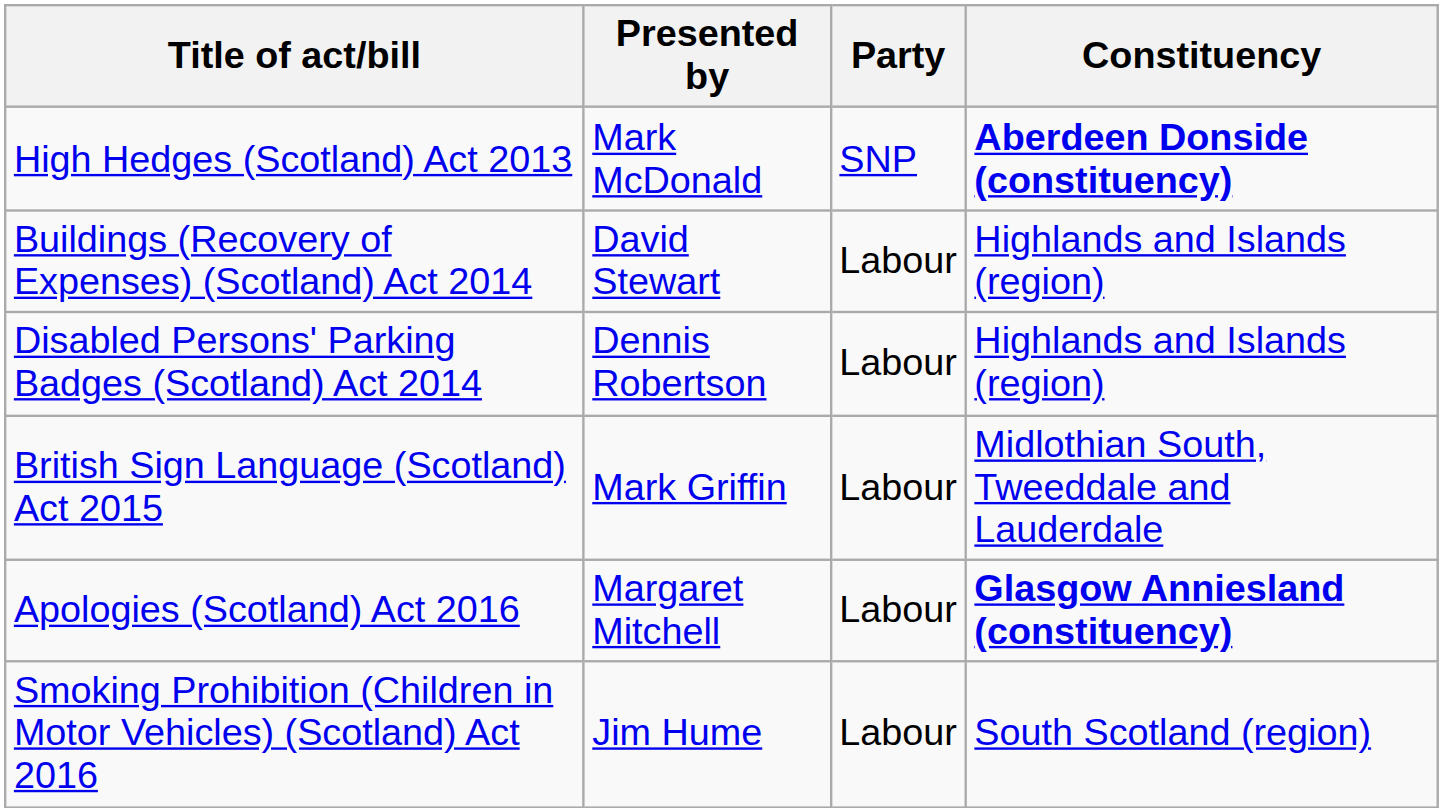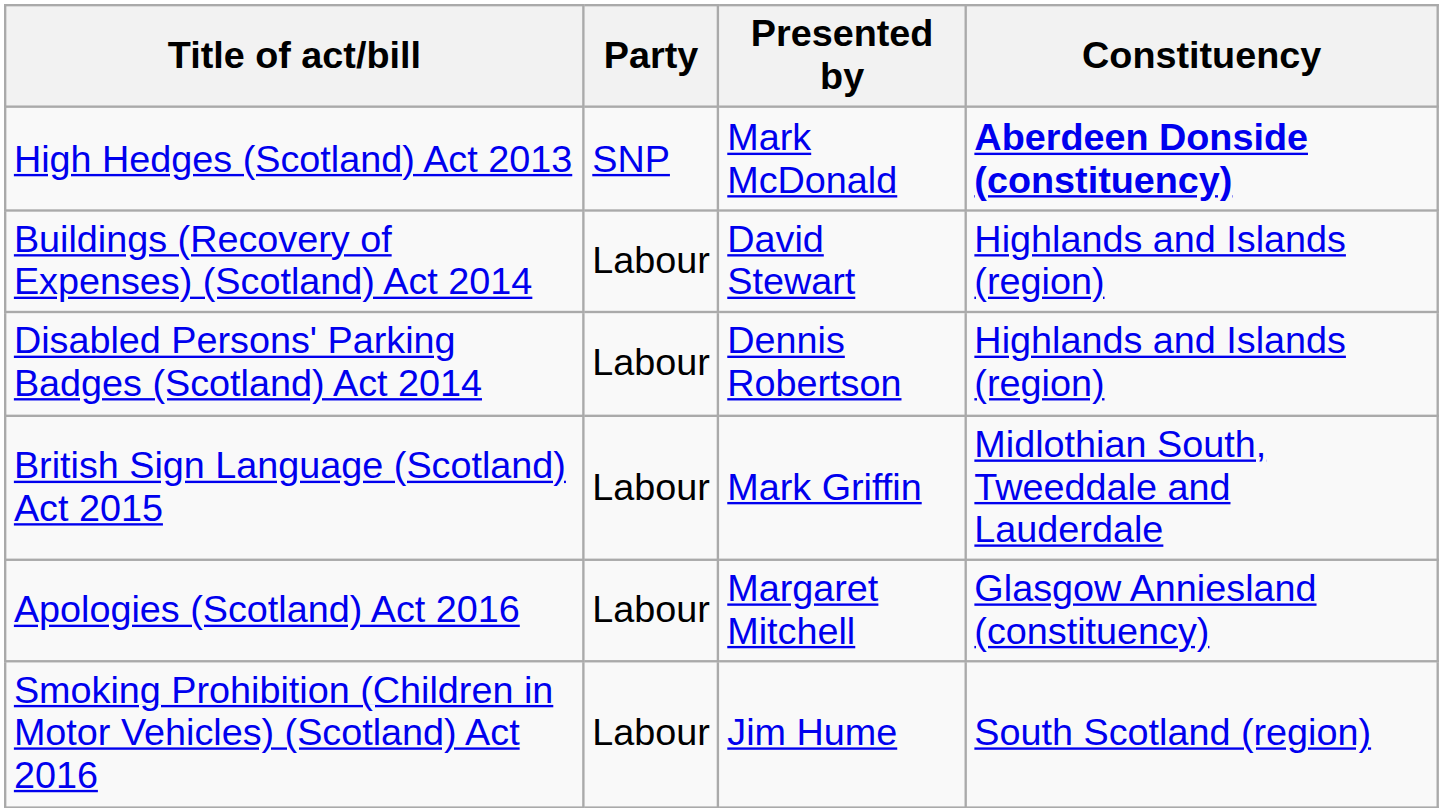columns swapped: (707, 55) <-> (898, 55)
(1159, 609) bold -> (1145, 609) normal
